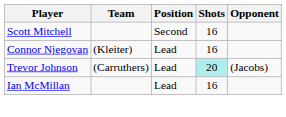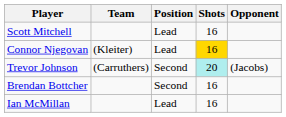(171, 31) Second -> (165, 31) Lead
(212, 49) no background -> (212, 49) gold background
(165, 67) Lead -> (171, 67) Second
+ row: (47, 85)
